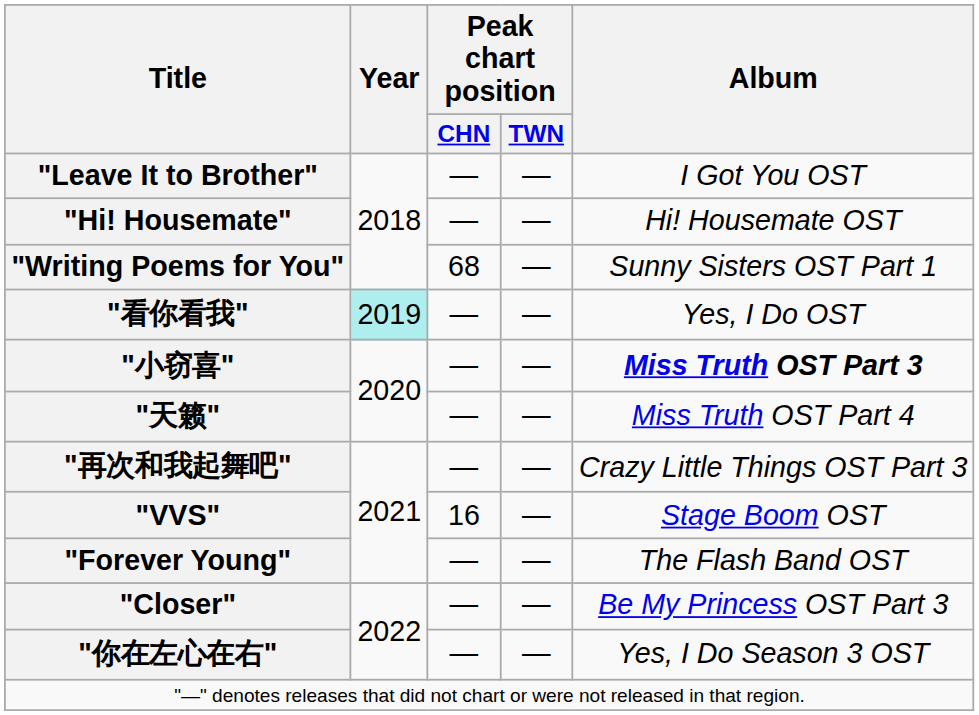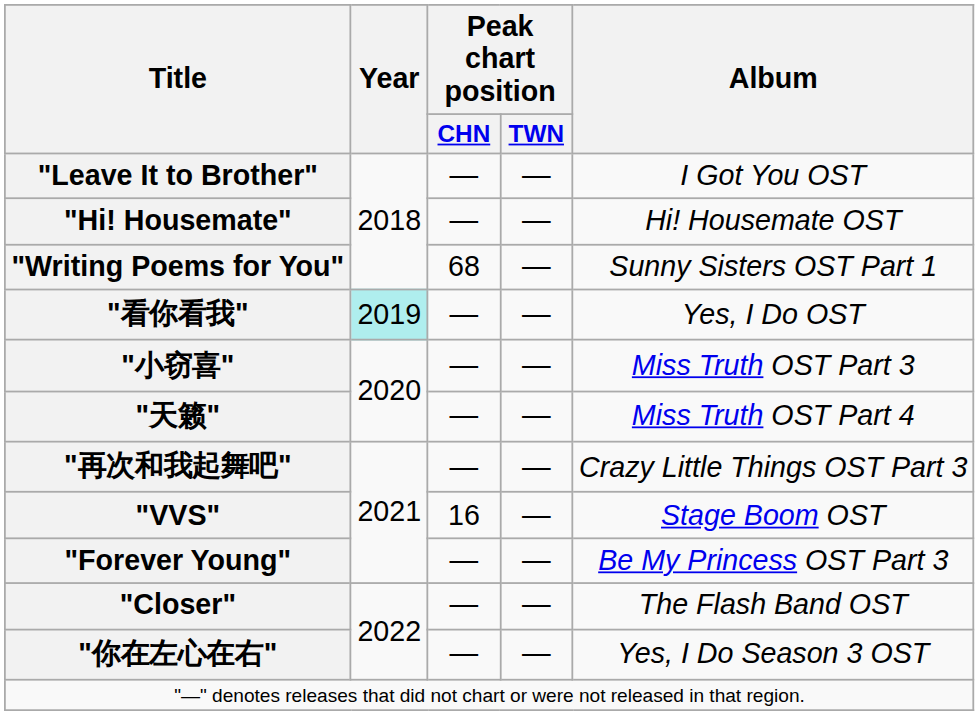(773, 365) bold -> (773, 365) normal
(773, 560) The Flash Band OST -> (773, 560) Be My Princess OST Part 3
(773, 605) Be My Princess OST Part 3 -> (773, 605) The Flash Band OST
